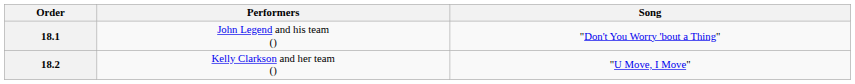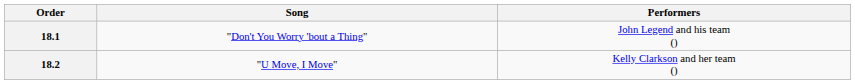columns swapped: (273, 13) <-> (650, 13)
